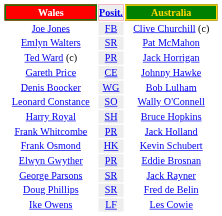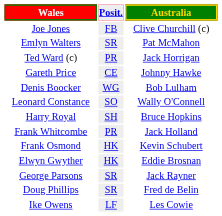(111, 160) PR -> (111, 160) HK
